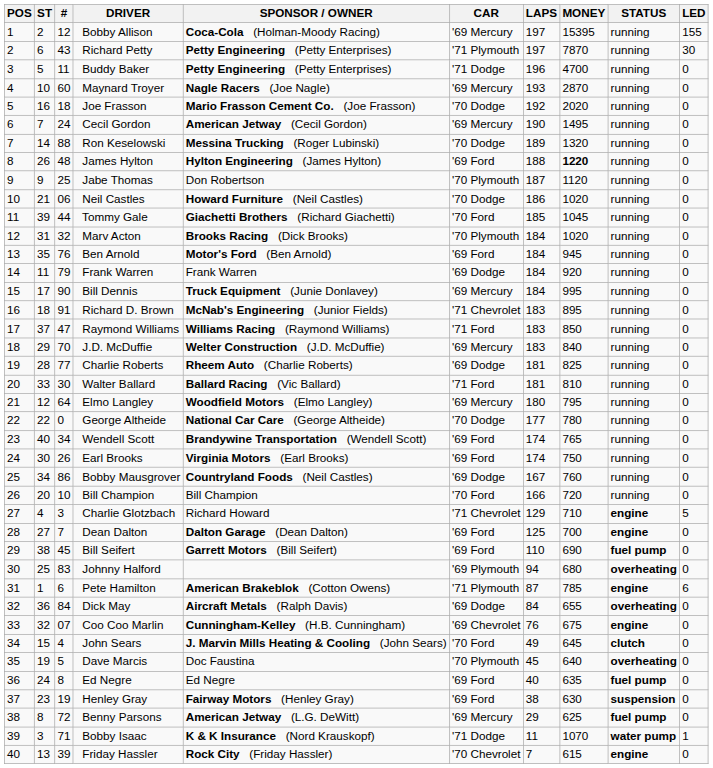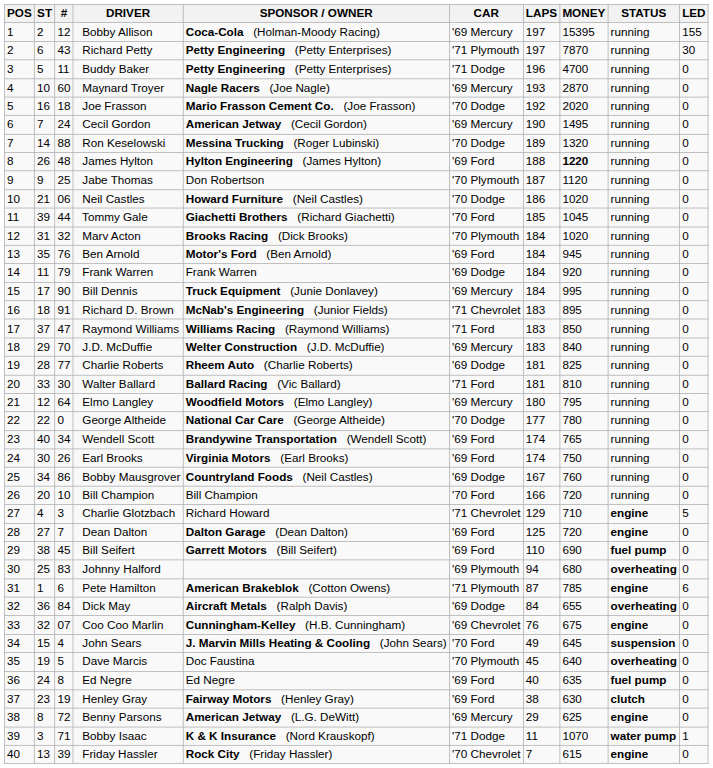(572, 532) 700 -> (572, 532) 720
(628, 643) clutch -> (643, 643) suspension
(643, 699) suspension -> (628, 699) clutch
(638, 717) fuel pump -> (629, 717) engine
